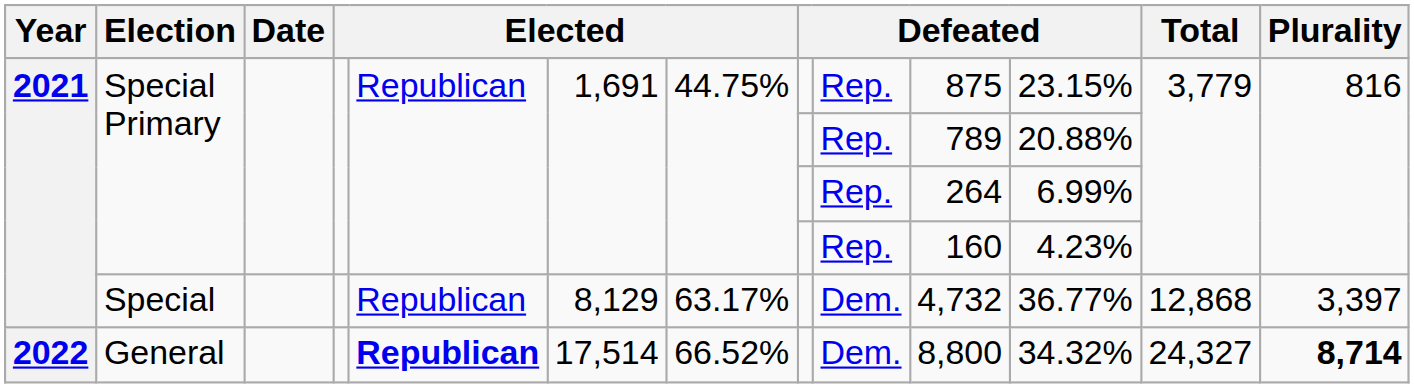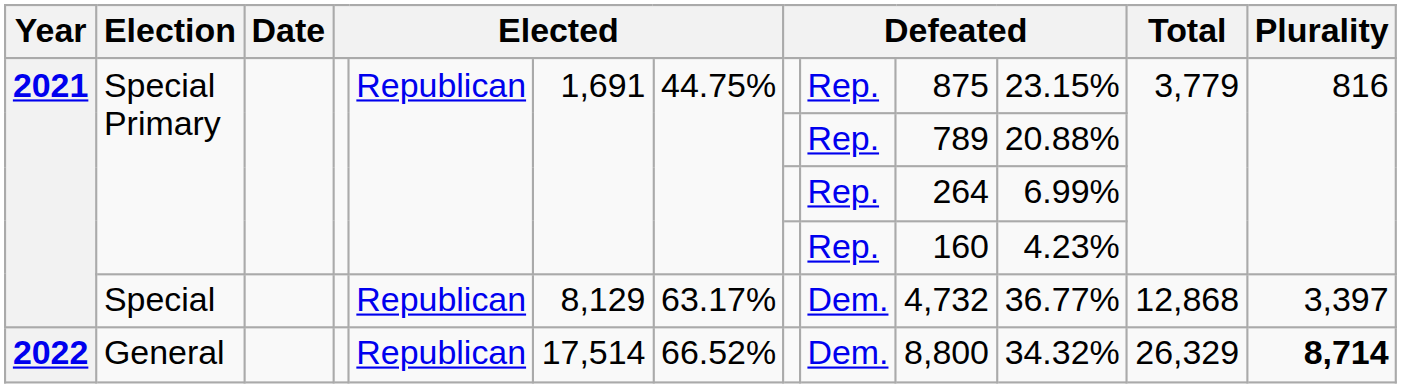(448, 354) bold -> (441, 354) normal
(1200, 354) 24,327 -> (1187, 354) 26,329
